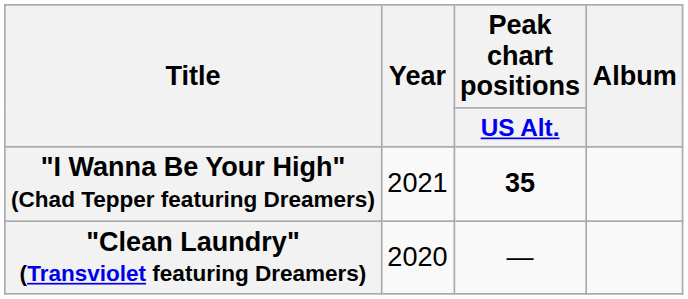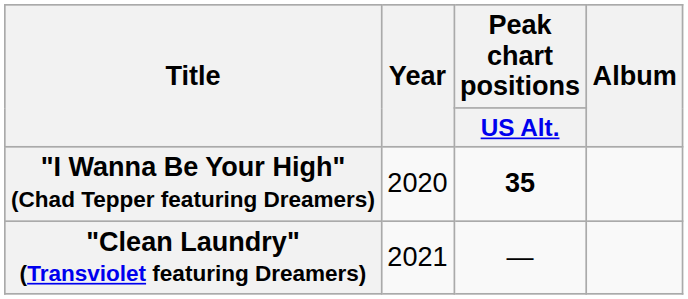(417, 183) 2021 -> (417, 183) 2020
(417, 256) 2020 -> (417, 256) 2021
